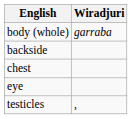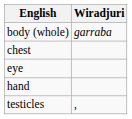- row: (27, 50)
+ row: (18, 86)
